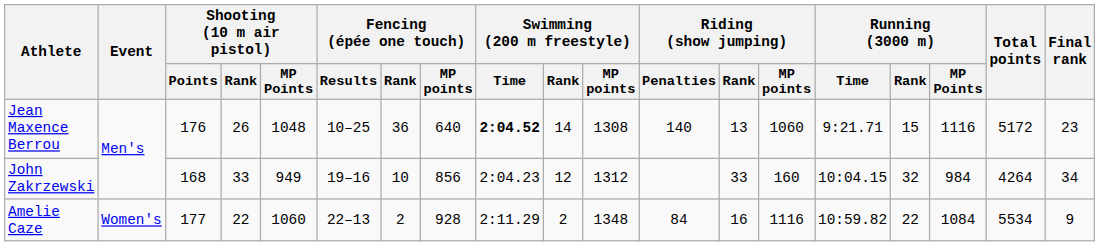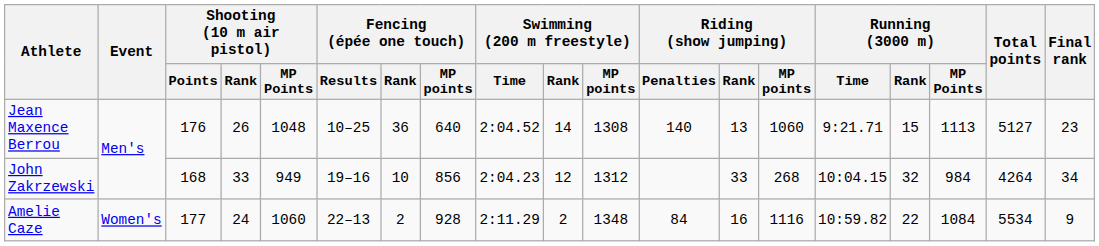(510, 128) bold -> (510, 128) normal
(958, 128) 1116 -> (958, 128) 1113
(1015, 128) 5172 -> (1015, 128) 5127
(787, 178) 160 -> (787, 178) 268
(241, 220) 22 -> (241, 220) 24
